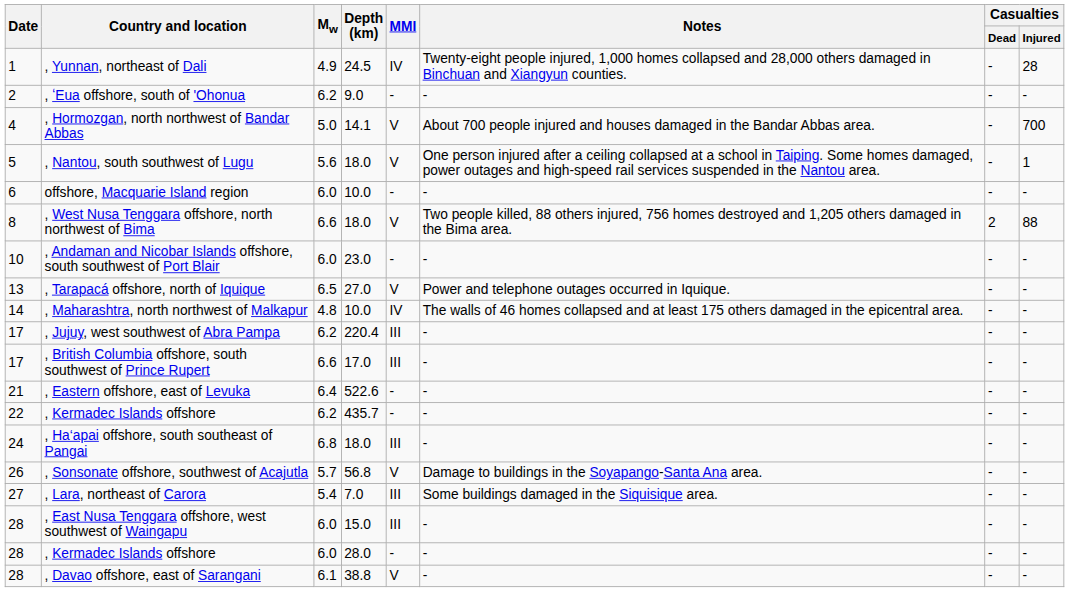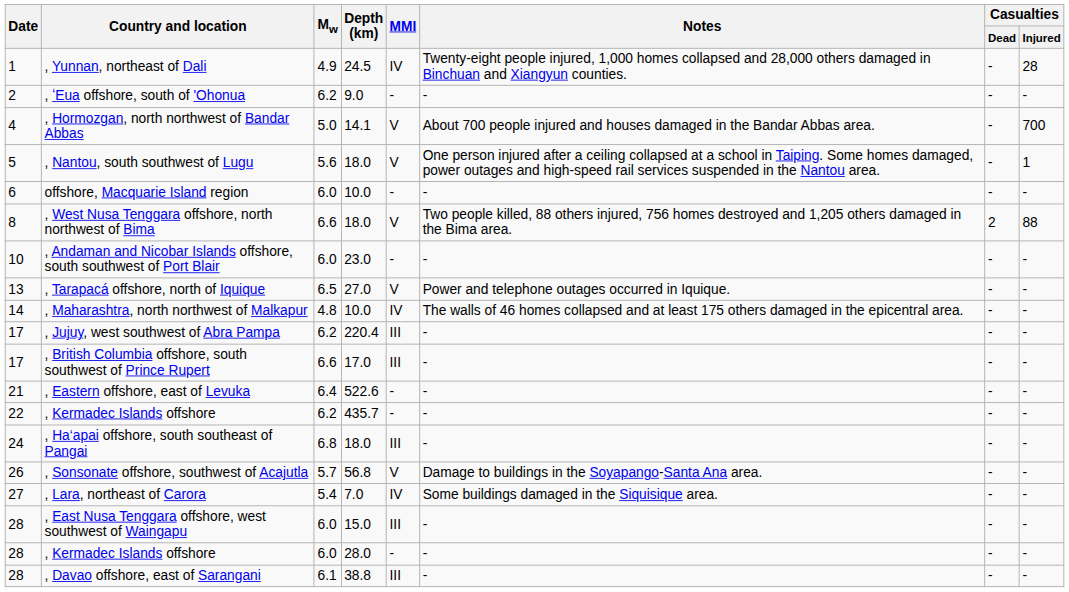(395, 494) III -> (396, 494) IV
(394, 575) V -> (395, 575) III
